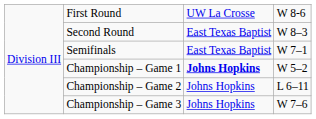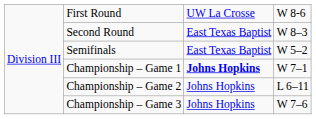(292, 50) W 7–1 -> (292, 50) W 5–2
(292, 68) W 5–2 -> (292, 68) W 7–1
